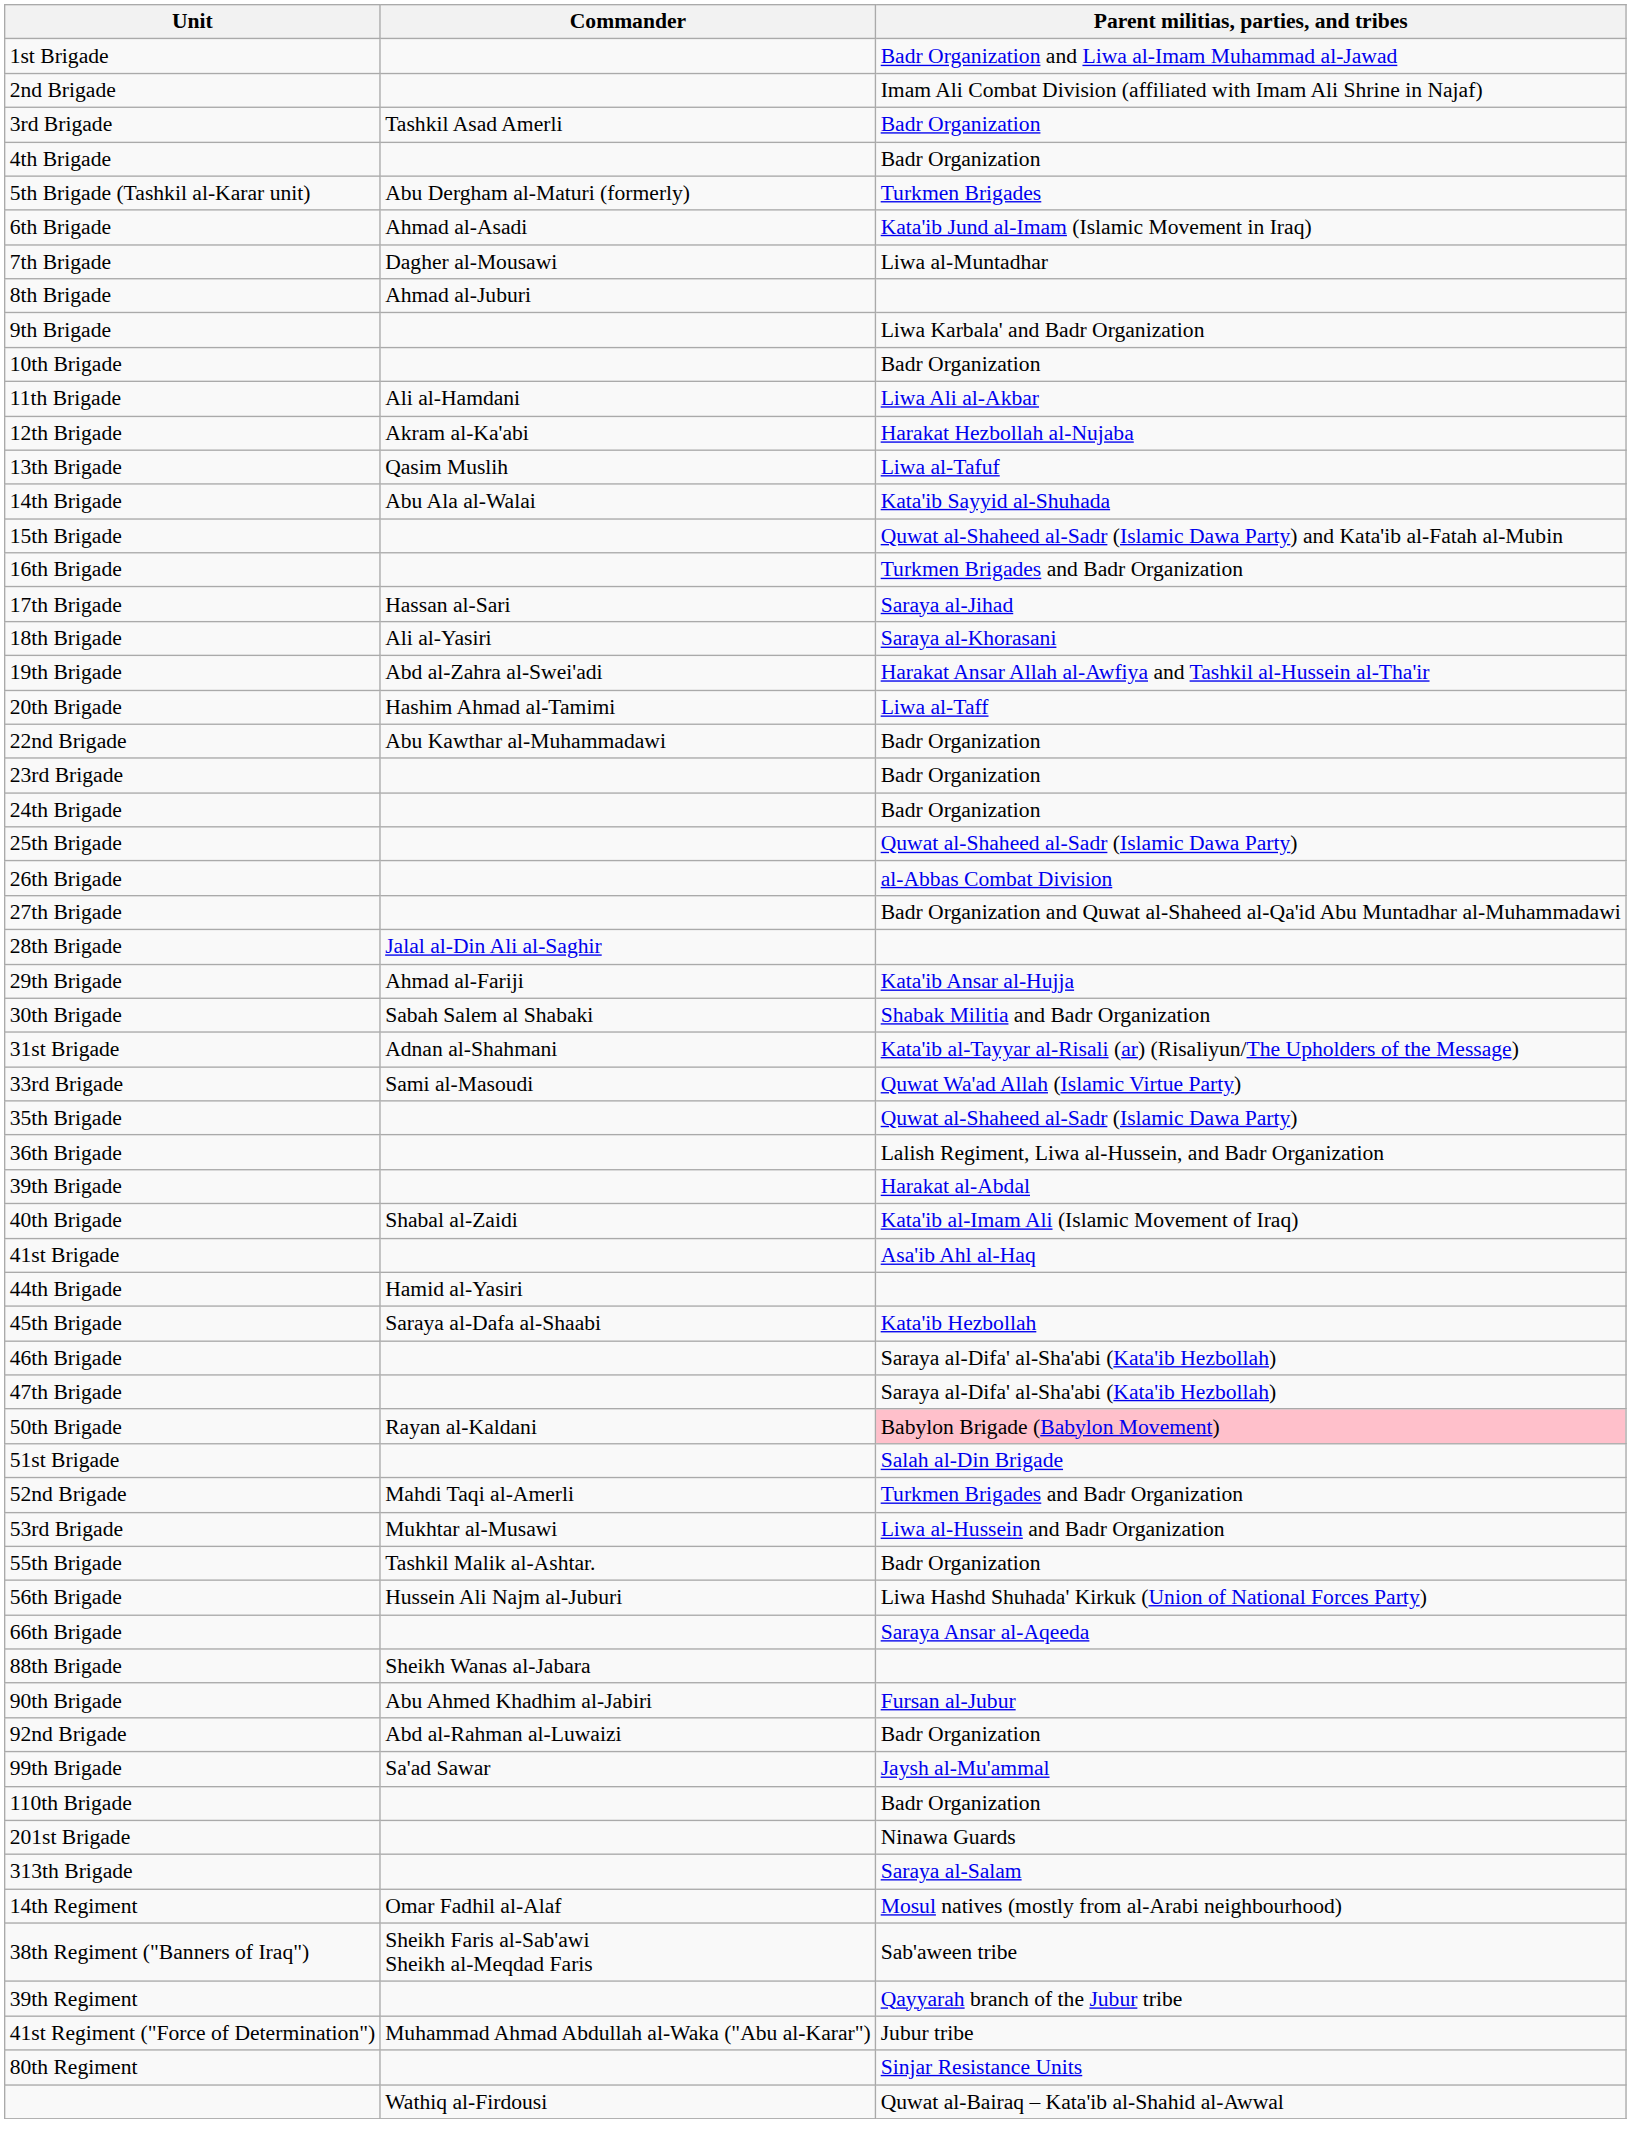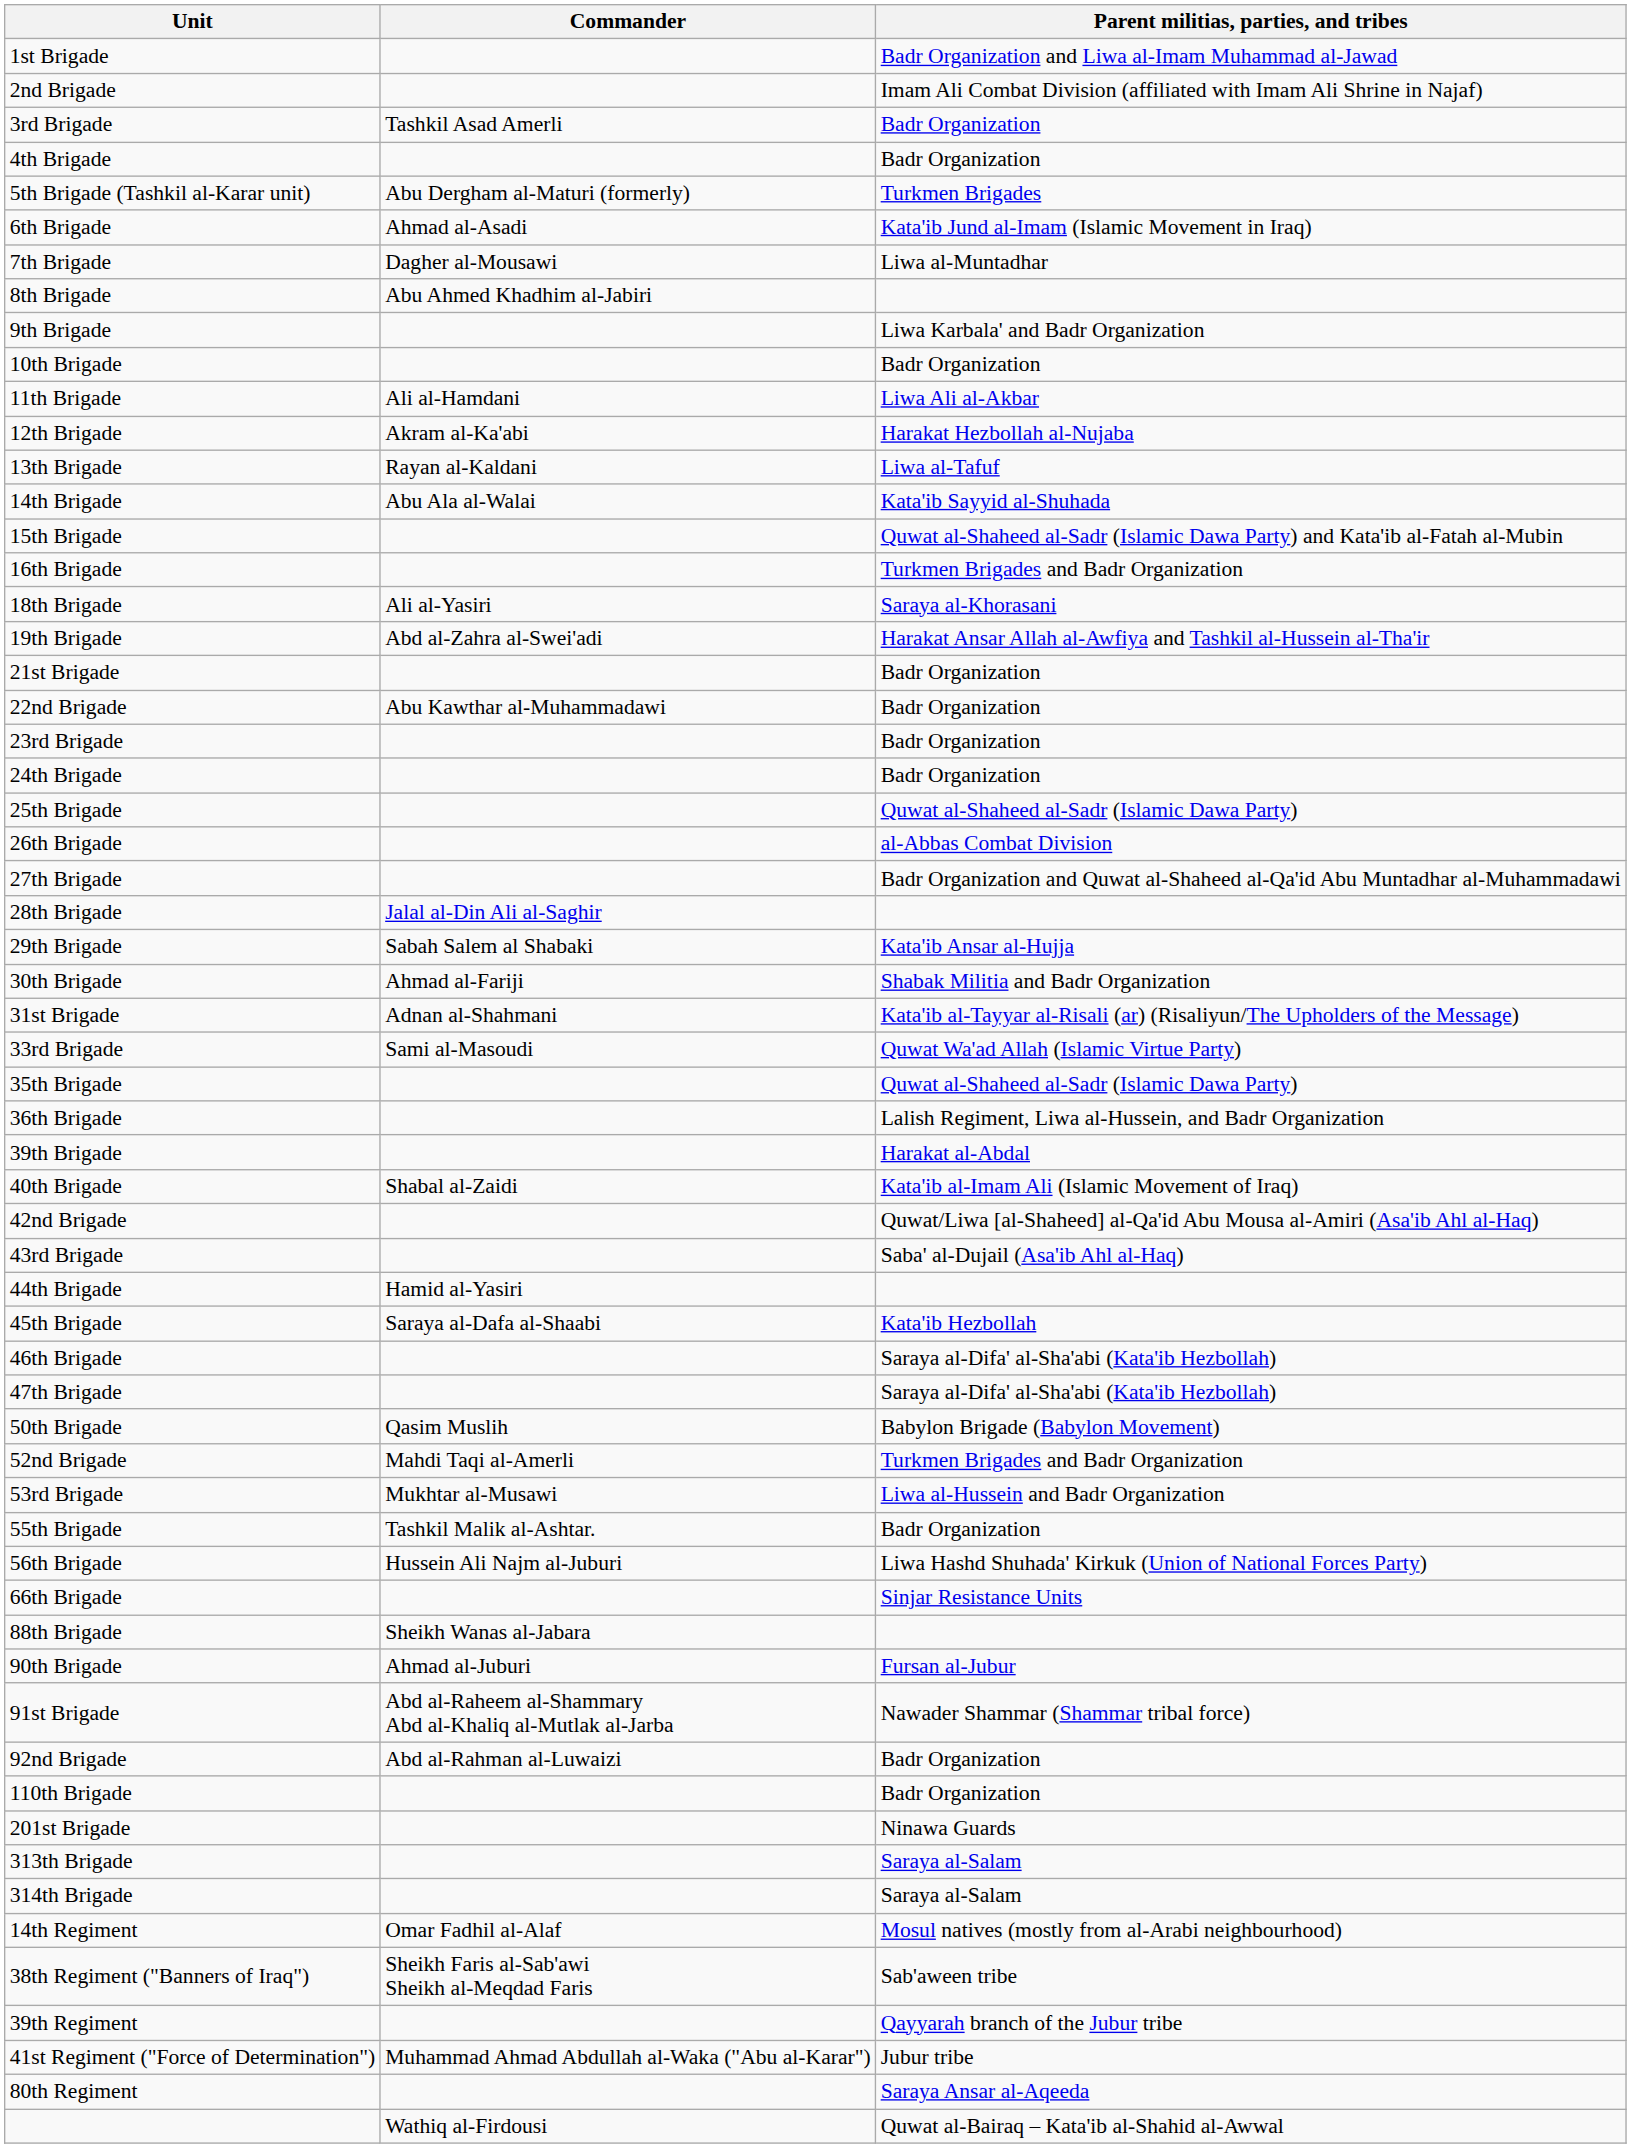(458, 295) Ahmad al-Juburi -> (519, 295) Abu Ahmed Khadhim al-Jabiri
(447, 466) Qasim Muslih -> (461, 466) Rayan al-Kaldani
- row: (66, 603)
- row: (66, 706)
+ row: (65, 672)
(454, 980) Ahmad al-Fariji -> (489, 946) Sabah Salem al Shabaki
(489, 1015) Sabah Salem al Shabaki -> (454, 980) Ahmad al-Fariji
- row: (65, 1254)
+ row: (68, 1220)
+ row: (66, 1254)
(461, 1426) Rayan al-Kaldani -> (447, 1426) Qasim Muslih
(1050, 1426) pink background -> (1050, 1426) no background
- row: (65, 1460)
(985, 1631) Saraya Ansar al-Aqeeda -> (981, 1597) Sinjar Resistance Units
(519, 1700) Abu Ahmed Khadhim al-Jabiri -> (458, 1665) Ahmad al-Juburi
+ row: (65, 1712)
- row: (66, 1768)
+ row: (71, 1895)
(981, 2067) Sinjar Resistance Units -> (985, 2091) Saraya Ansar al-Aqeeda
